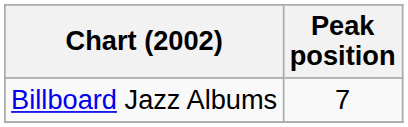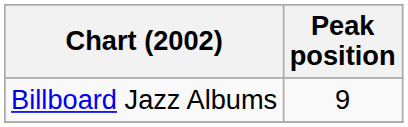(343, 99) 7 -> (343, 99) 9
